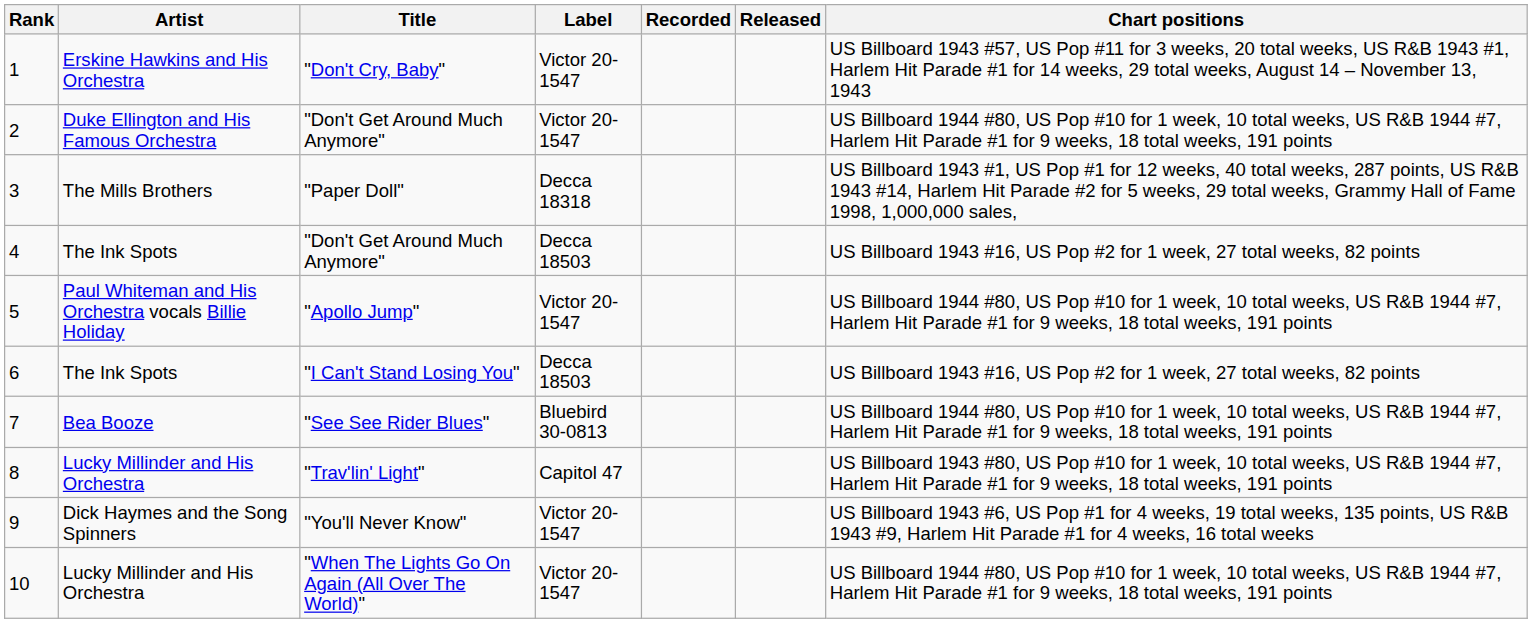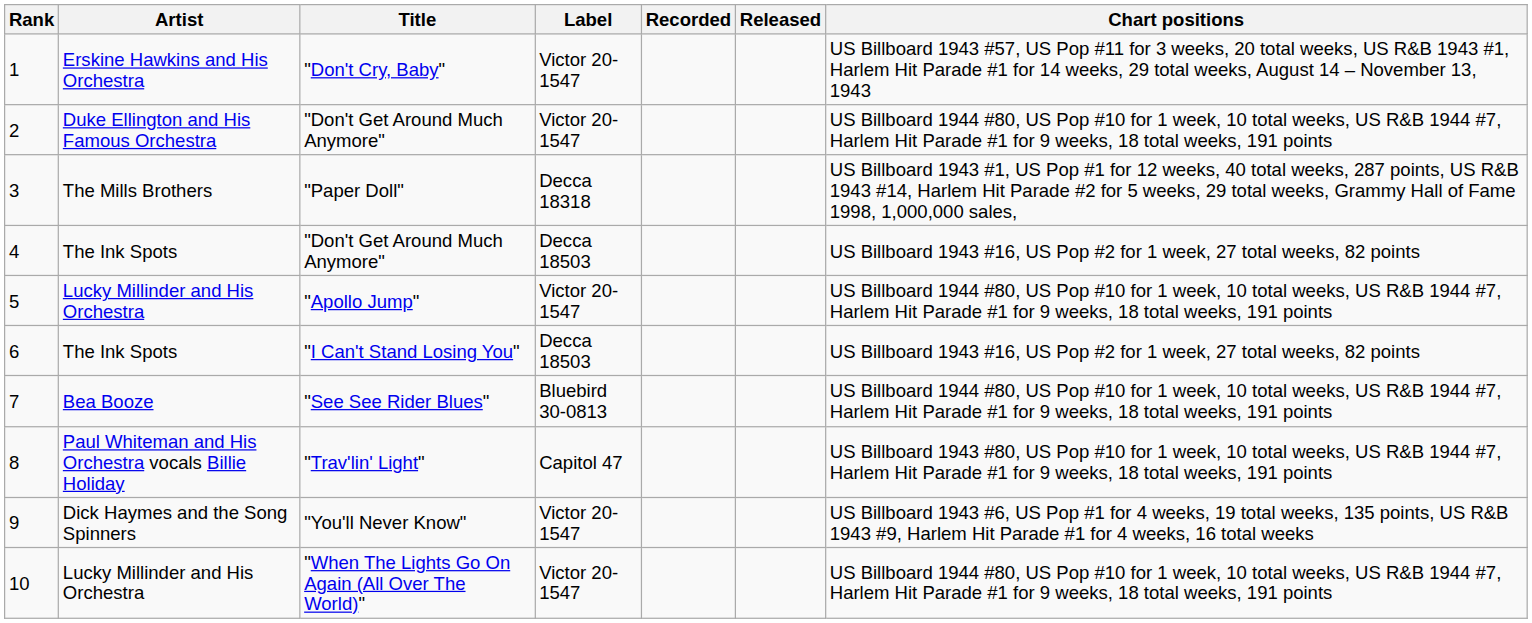(160, 311) Paul Whiteman and His Orchestra vocals Billie Holiday -> (158, 301) Lucky Millinder and His Orchestra
(158, 472) Lucky Millinder and His Orchestra -> (160, 462) Paul Whiteman and His Orchestra vocals Billie Holiday
